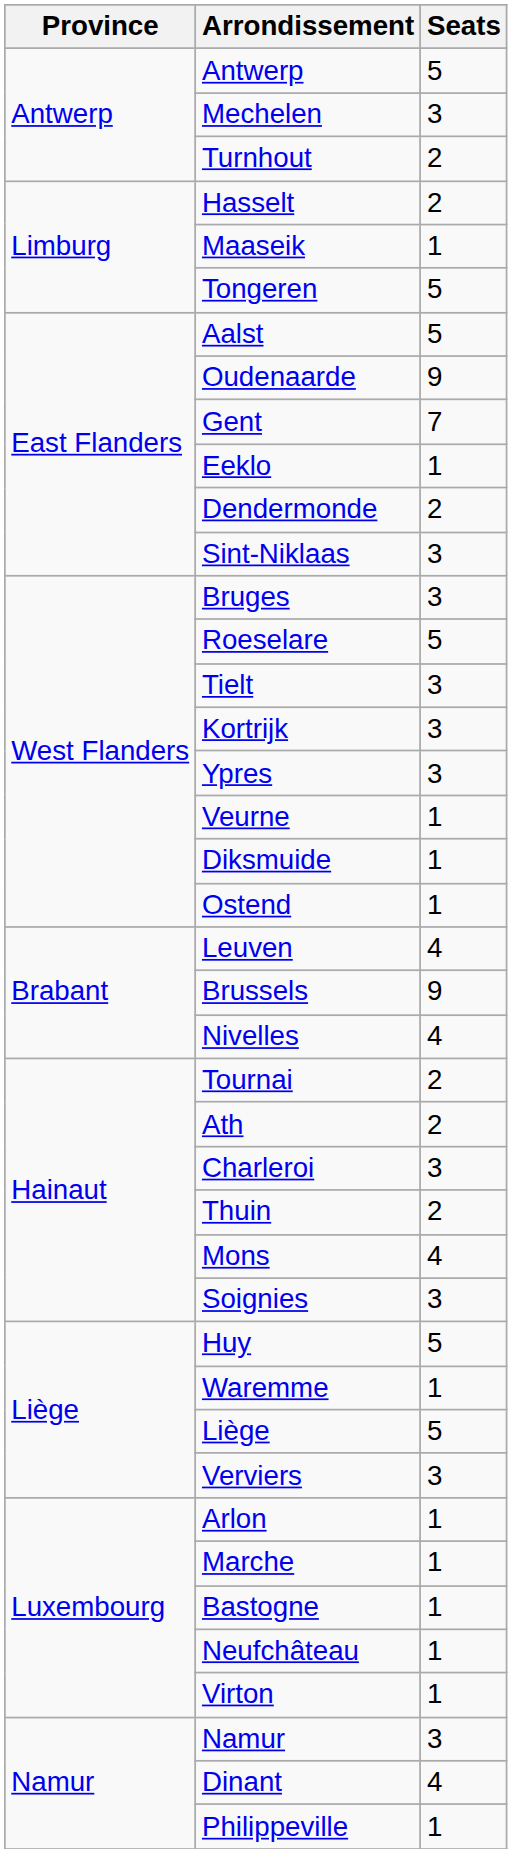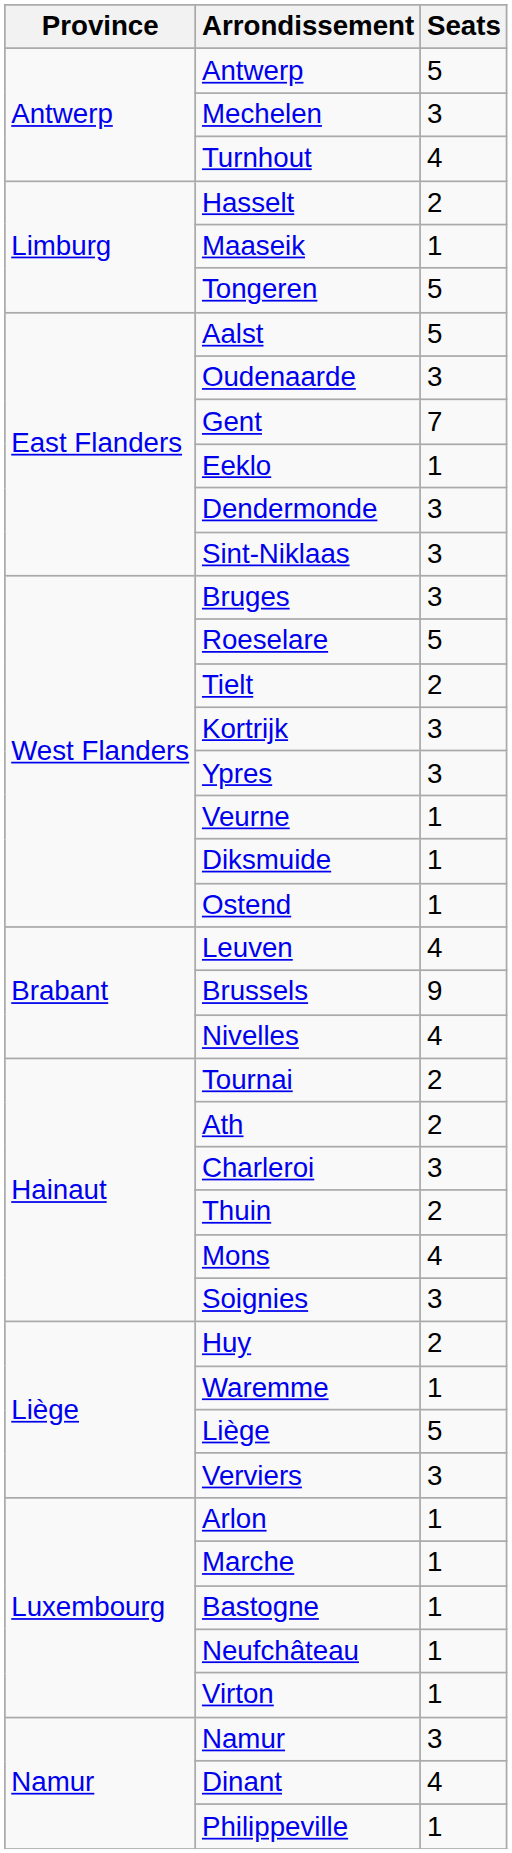(435, 158) 2 -> (435, 158) 4
(435, 377) 9 -> (435, 377) 3
(435, 509) 2 -> (435, 509) 3
(435, 684) 3 -> (435, 684) 2
(435, 1343) 5 -> (435, 1343) 2
